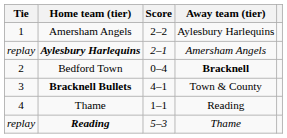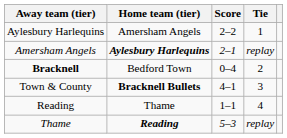columns swapped: (21, 13) <-> (226, 13)
